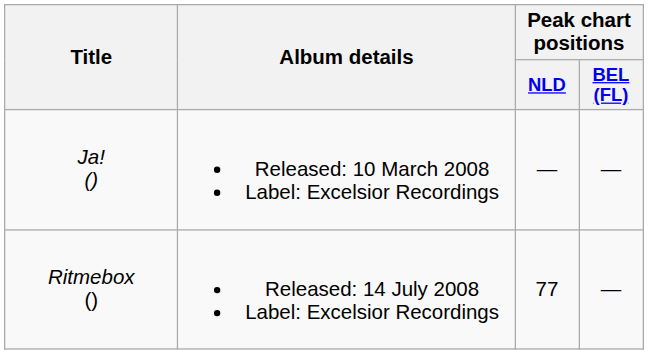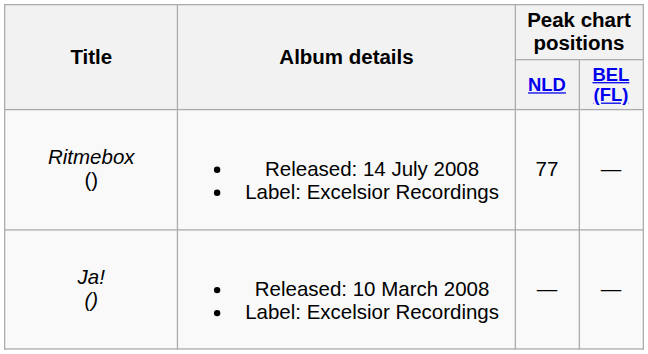rows swapped: (91, 169) <-> (91, 288)
